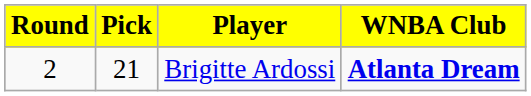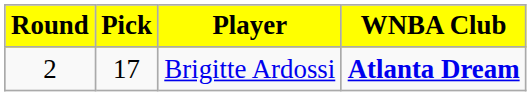(127, 68) 21 -> (127, 68) 17
